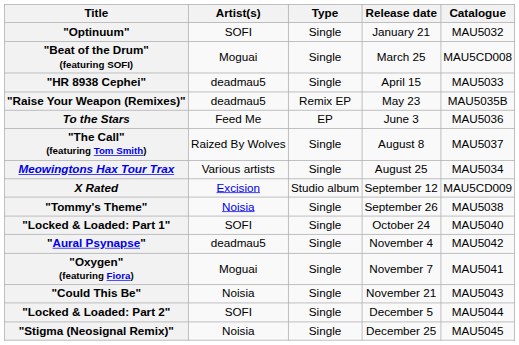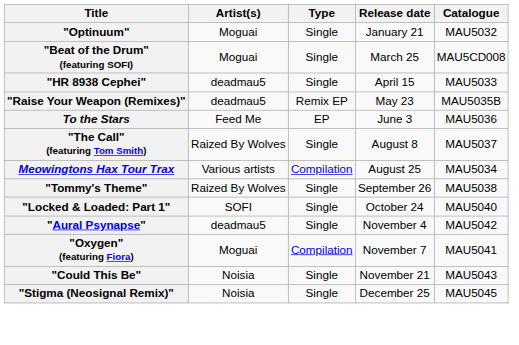(238, 32) SOFI -> (238, 32) Moguai
(325, 169) Single -> (322, 169) Compilation
- row: (96, 188)
(238, 206) Noisia -> (238, 188) Raized By Wolves
(325, 268) Single -> (322, 250) Compilation
- row: (96, 312)
